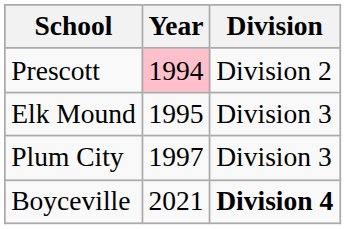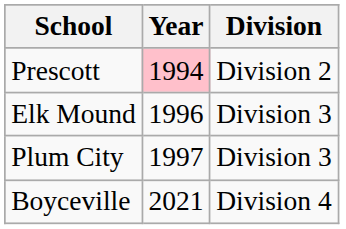(176, 113) 1995 -> (176, 113) 1996
(275, 200) bold -> (274, 200) normal
